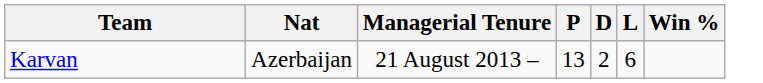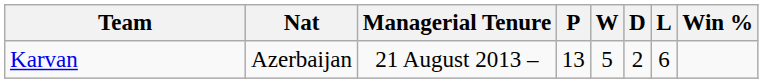+ column: (607, 22)
